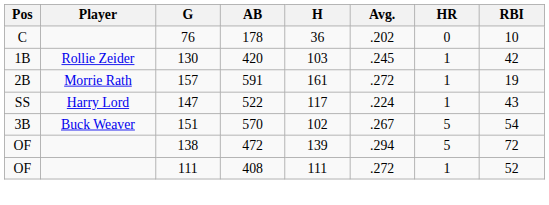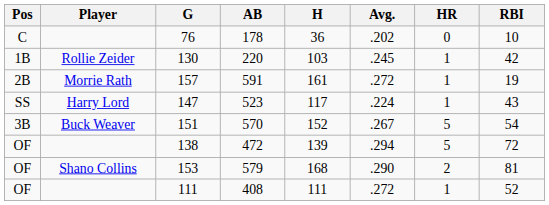(253, 59) 420 -> (253, 59) 220
(253, 102) 522 -> (253, 102) 523
(317, 124) 102 -> (317, 124) 152
+ row: (188, 168)
